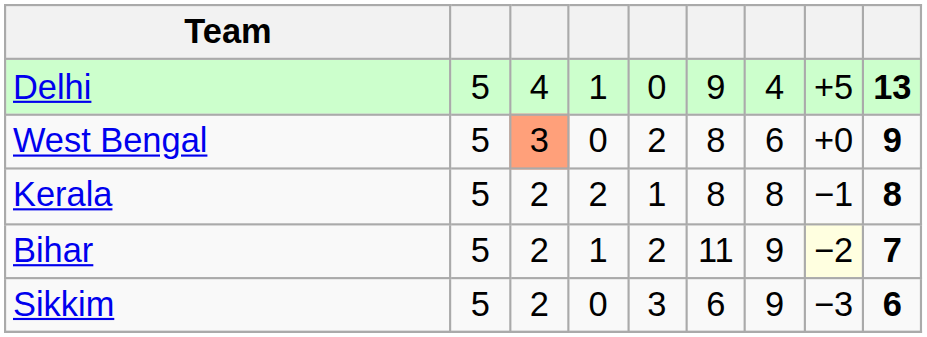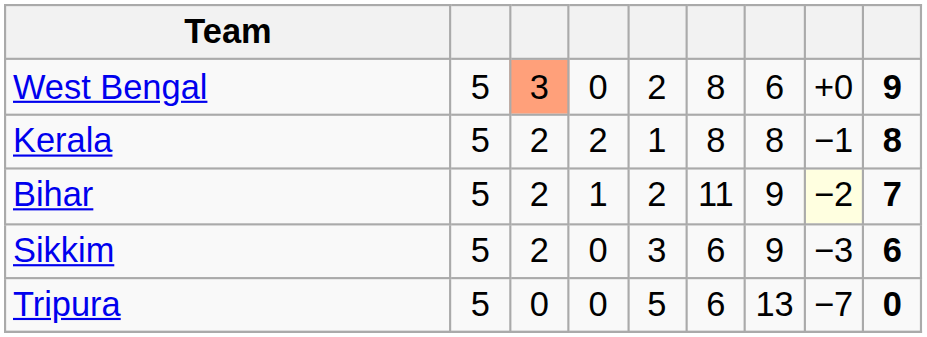- row: (52, 86)
+ row: (67, 304)
